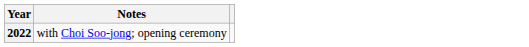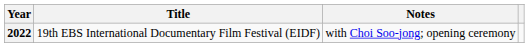+ column: (178, 14)
